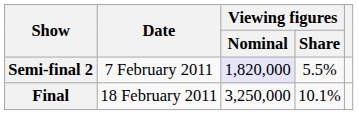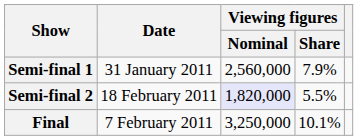+ row: (51, 69)
(159, 69) 7 February 2011 -> (159, 95) 18 February 2011
(159, 95) 18 February 2011 -> (159, 122) 7 February 2011
